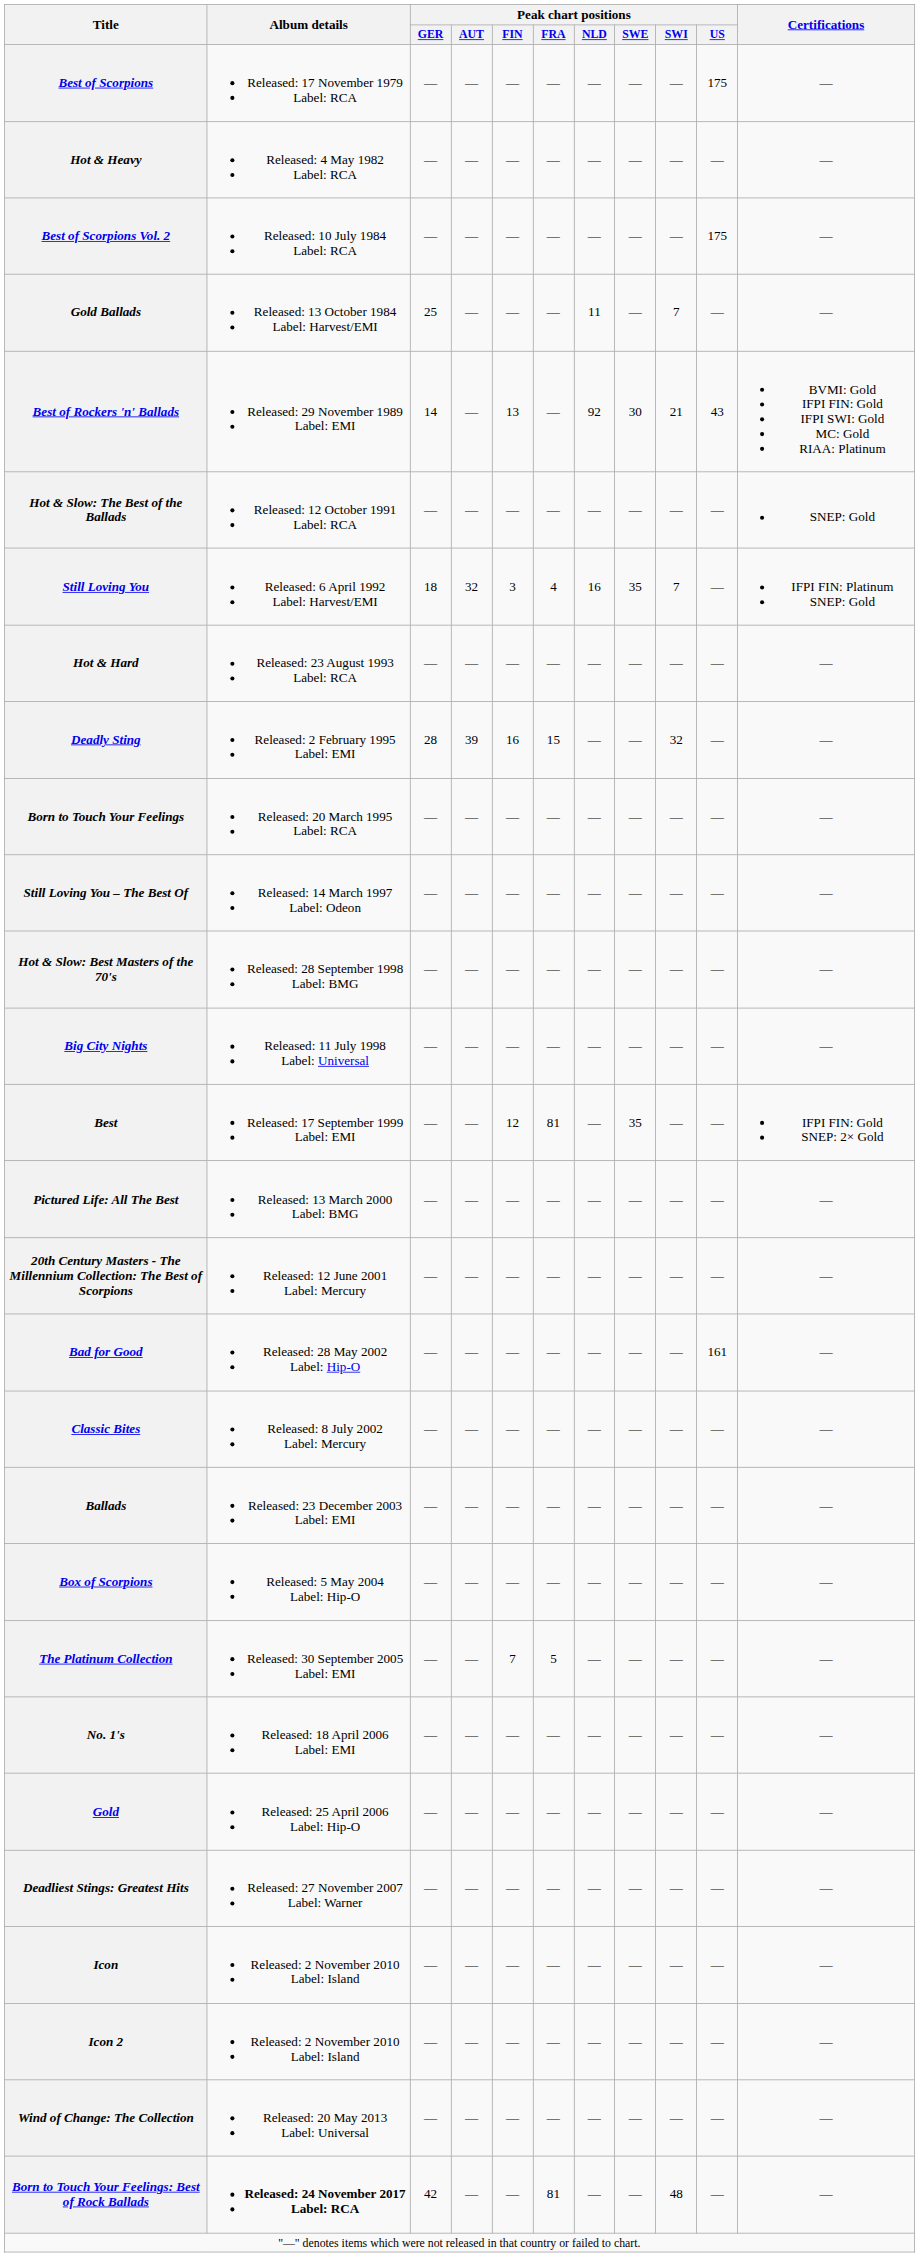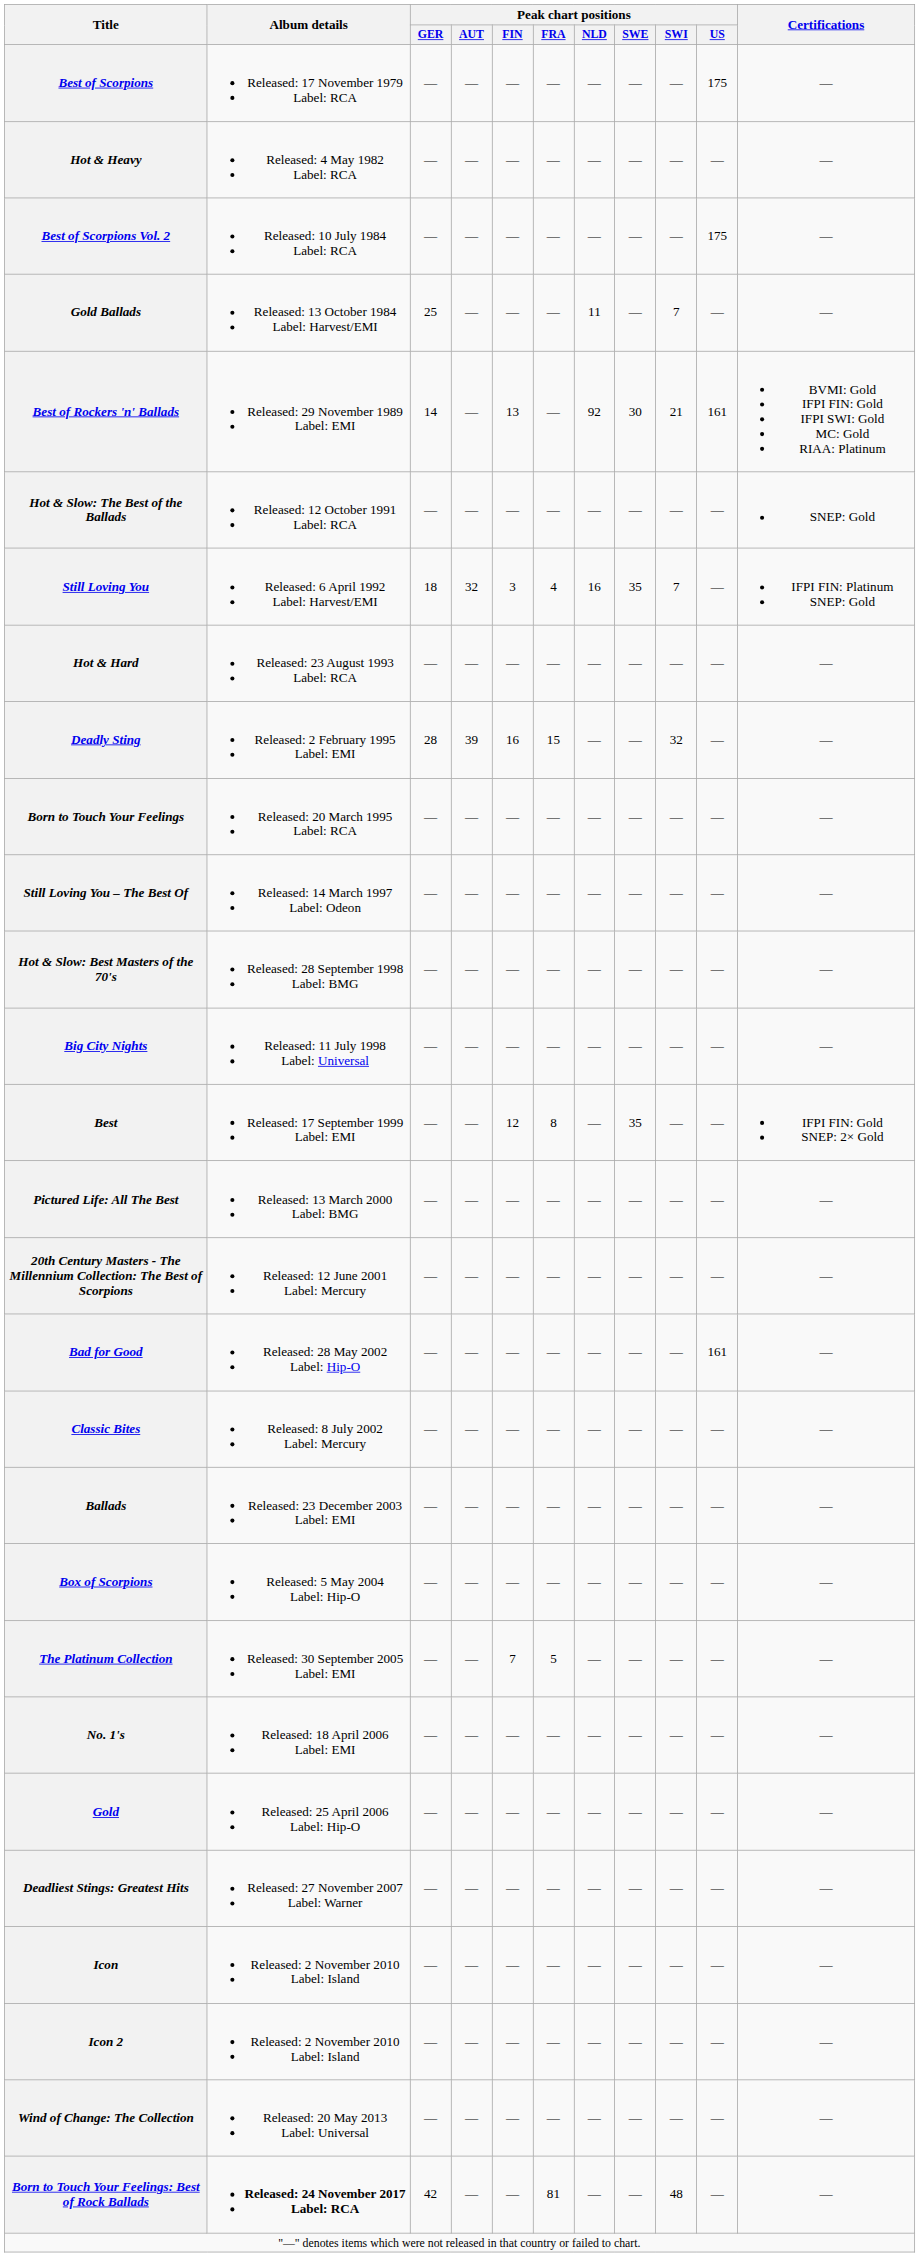(717, 411) 43 -> (717, 411) 161
(553, 1122) 81 -> (553, 1122) 8
